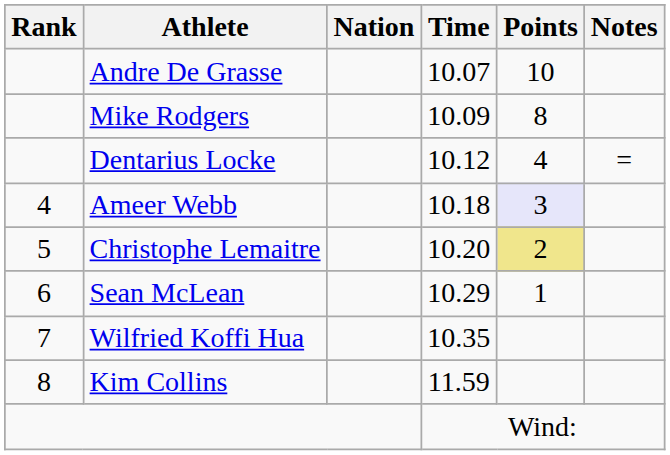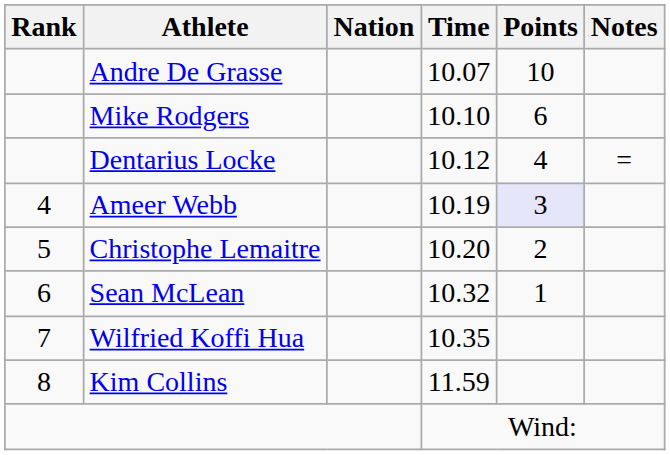(459, 115) 10.09 -> (459, 115) 10.10
(541, 115) 8 -> (541, 115) 6
(459, 204) 10.18 -> (459, 204) 10.19
(541, 248) khaki background -> (541, 248) no background
(459, 293) 10.29 -> (459, 293) 10.32
